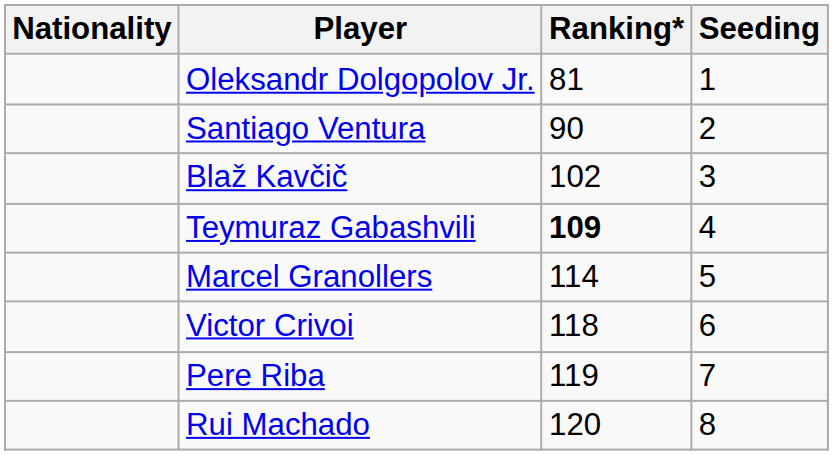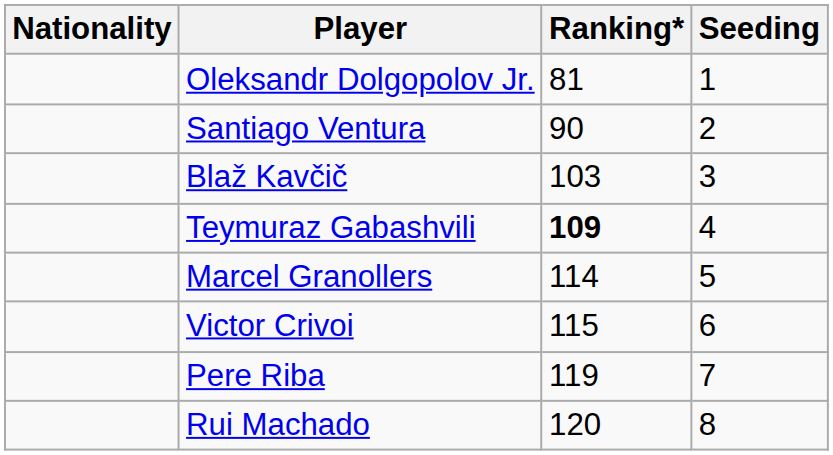(575, 177) 102 -> (575, 177) 103
(574, 326) 118 -> (574, 326) 115
